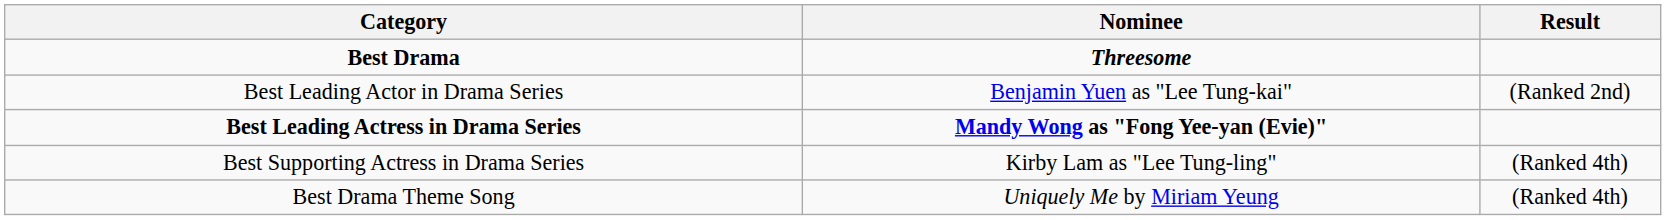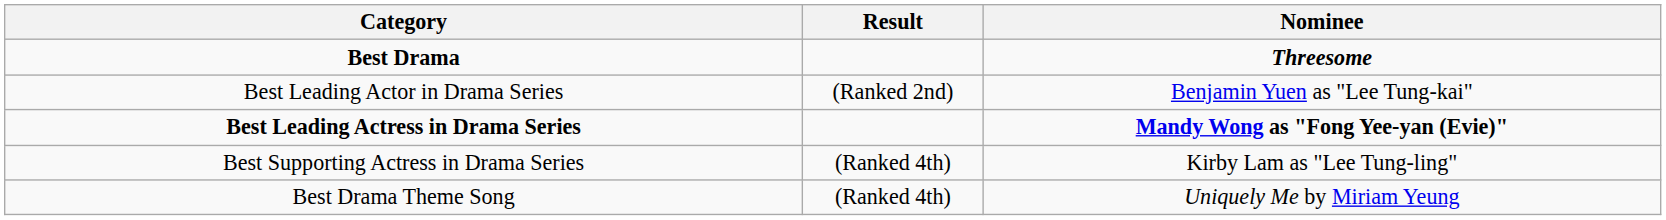columns swapped: (1141, 22) <-> (1570, 22)
